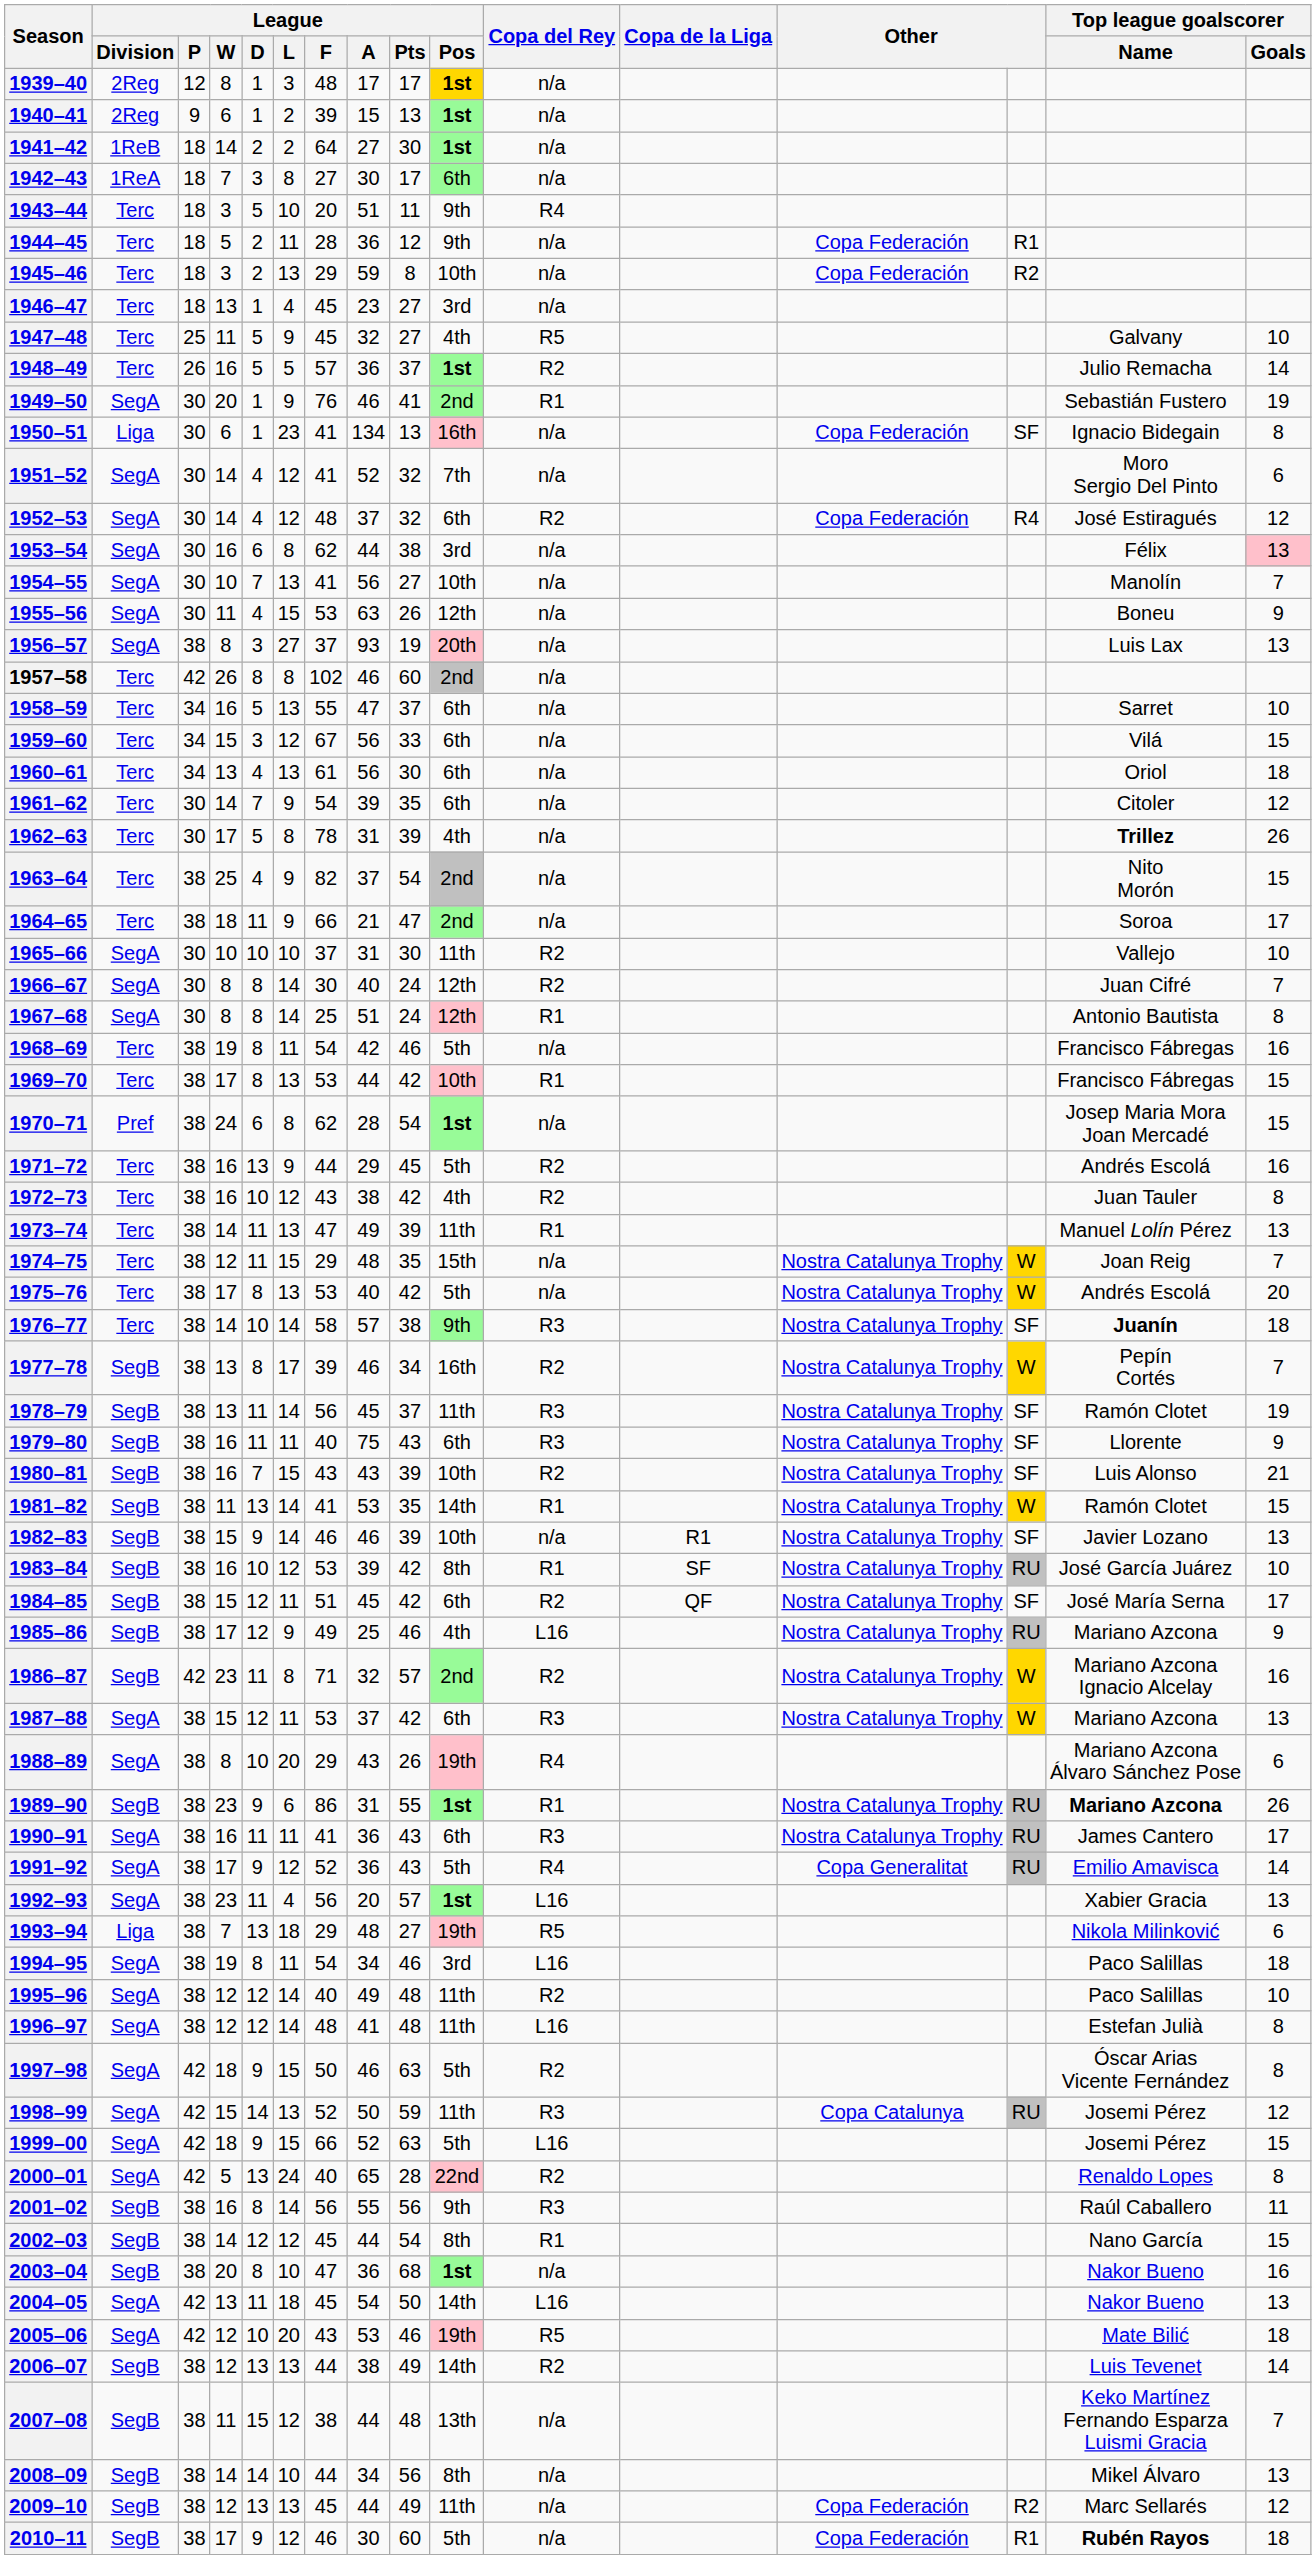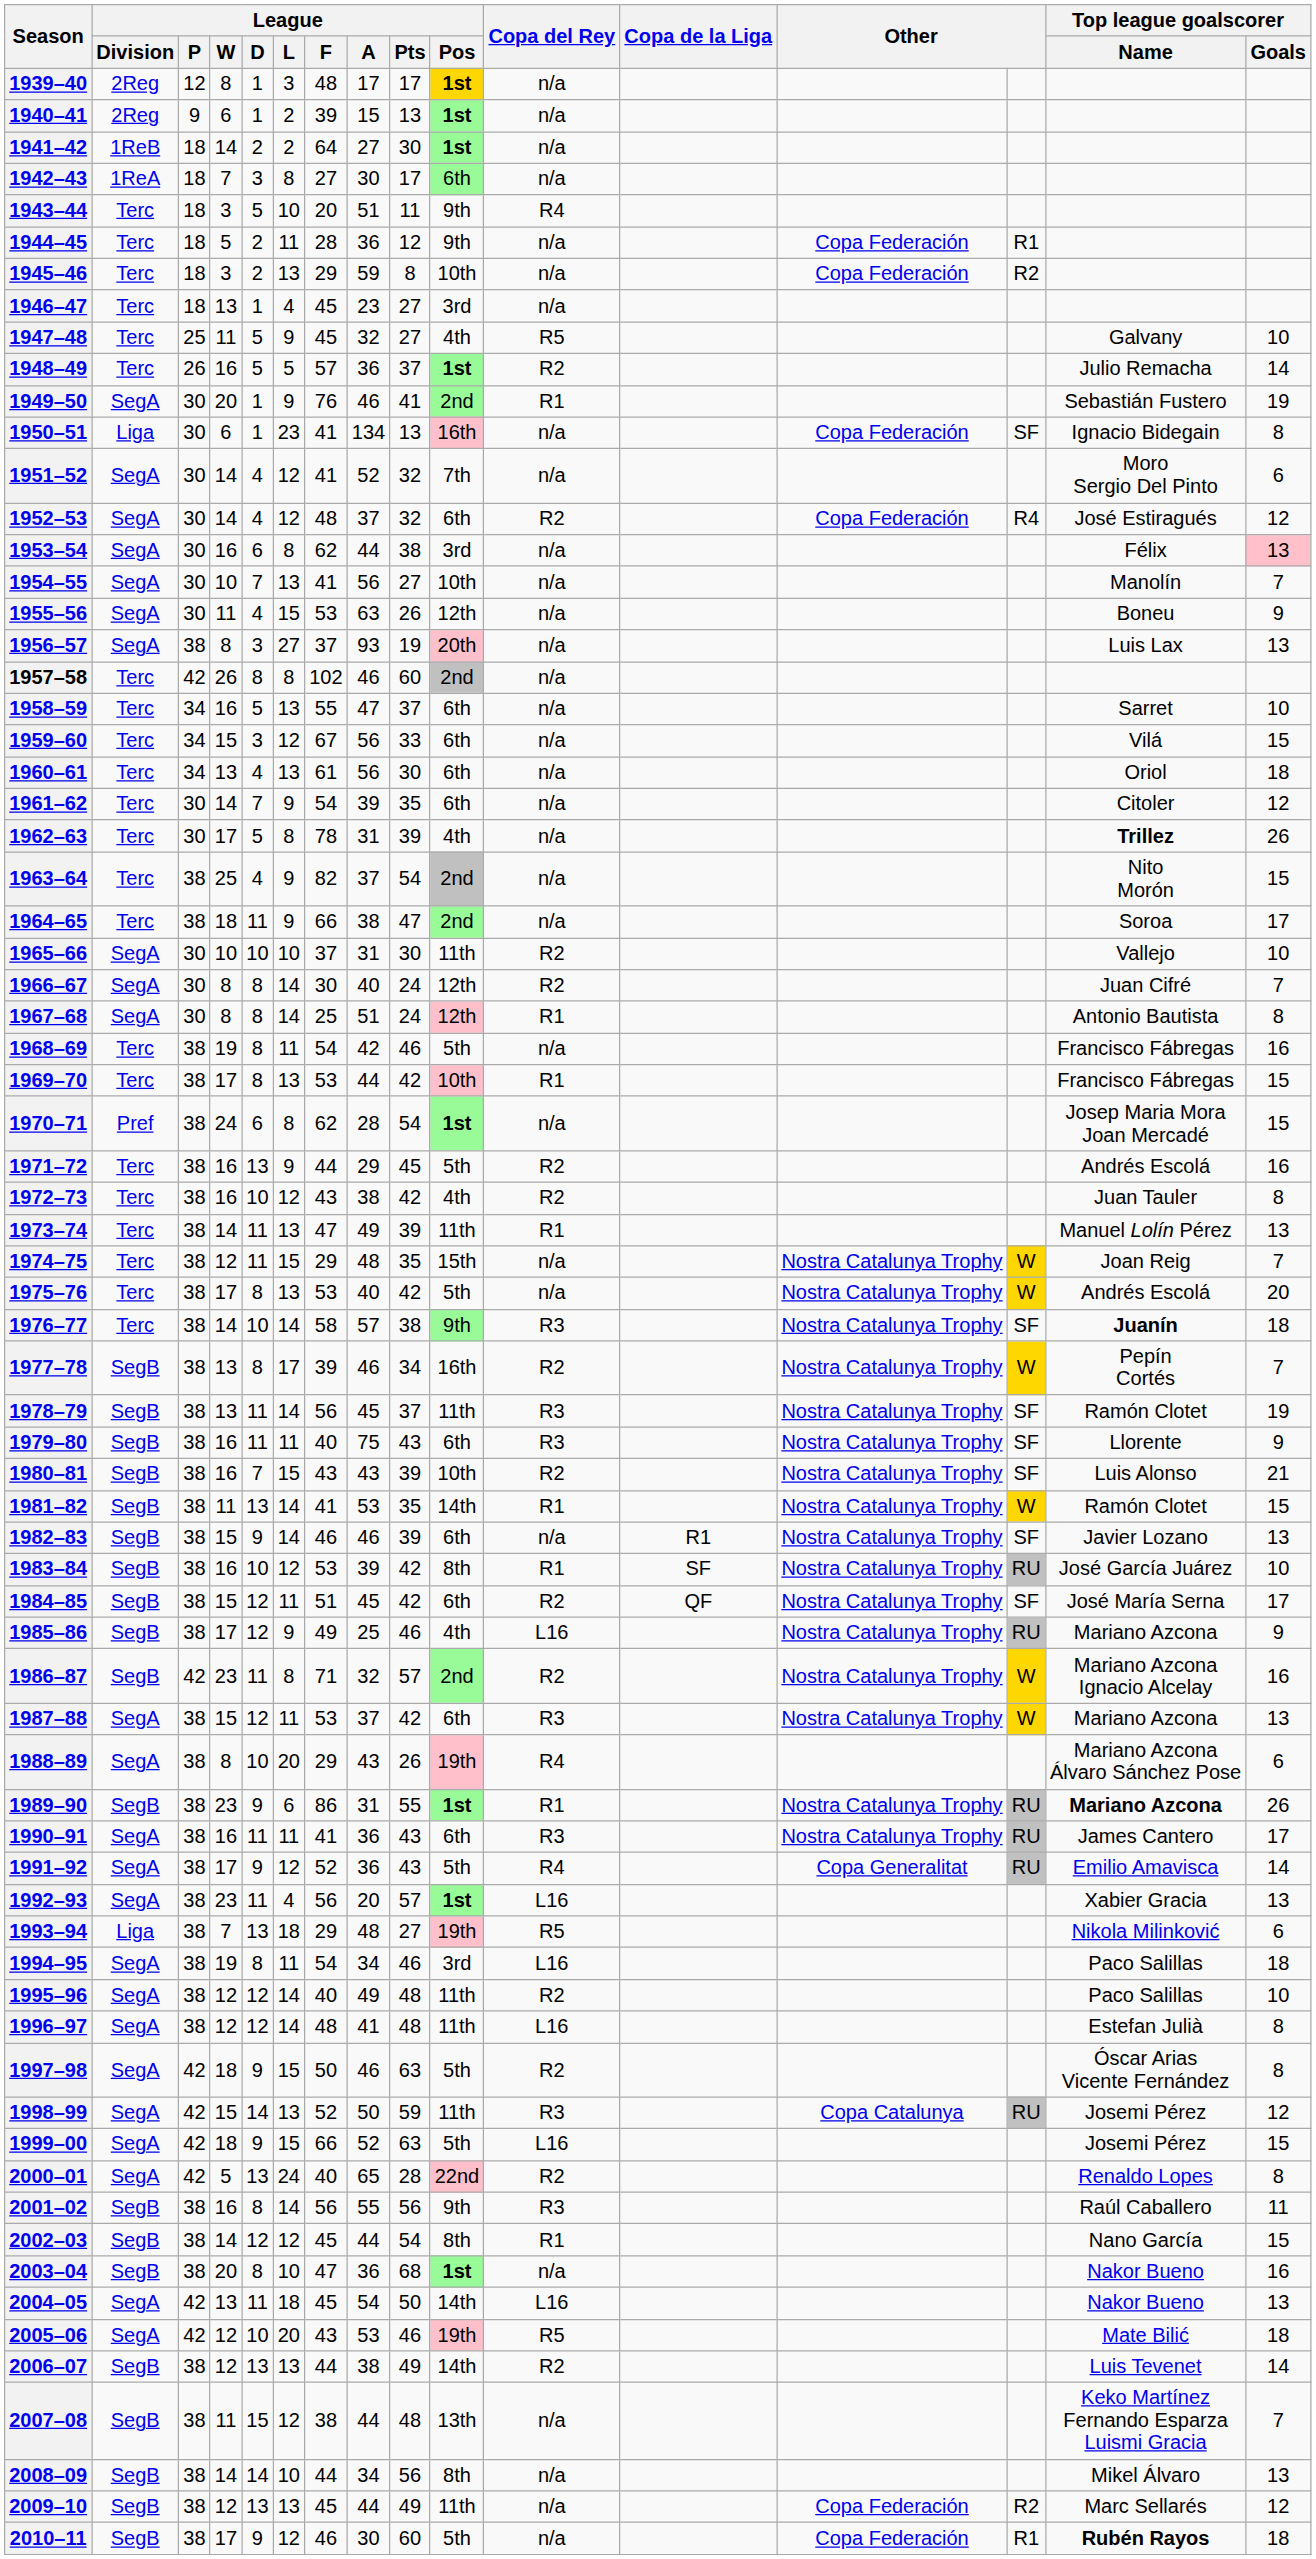(368, 921) 21 -> (368, 921) 38
(457, 1537) 10th -> (457, 1537) 6th
